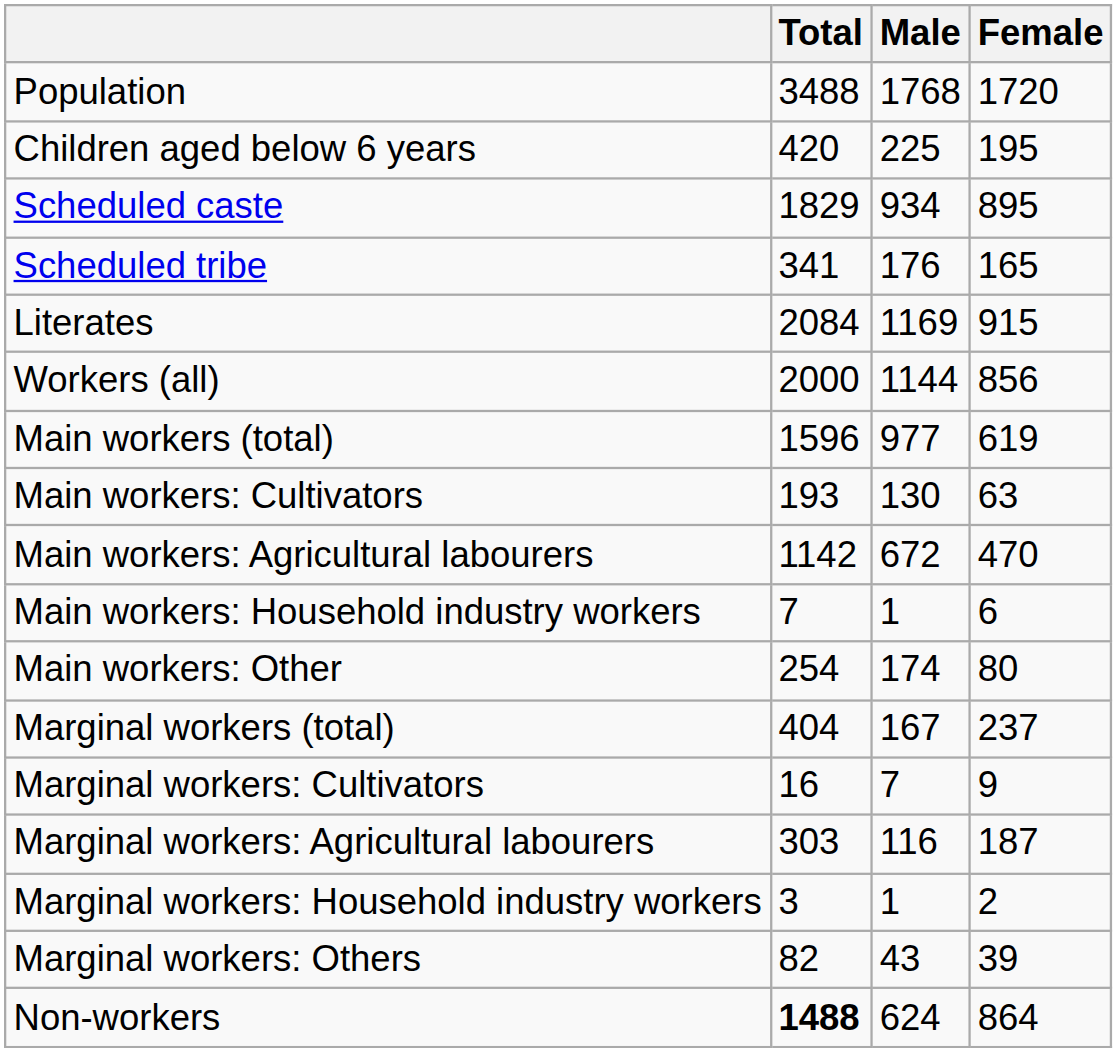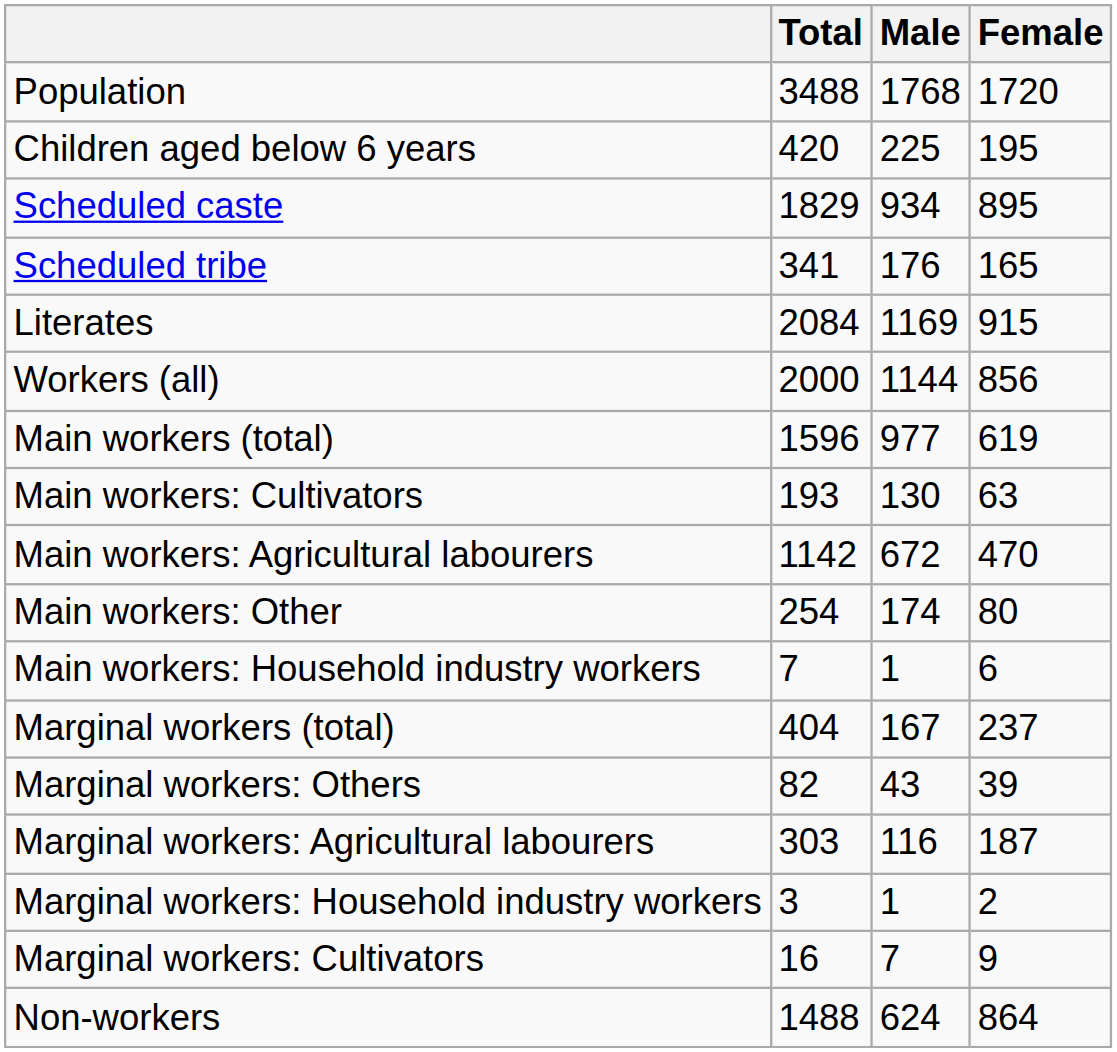rows swapped: (357, 611) <-> (178, 669)
rows swapped: (249, 785) <-> (217, 959)
(819, 1016) bold -> (819, 1016) normal
